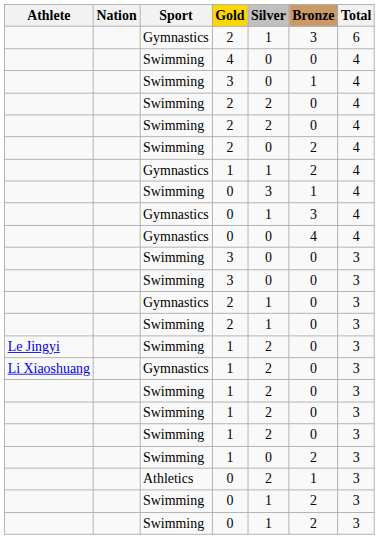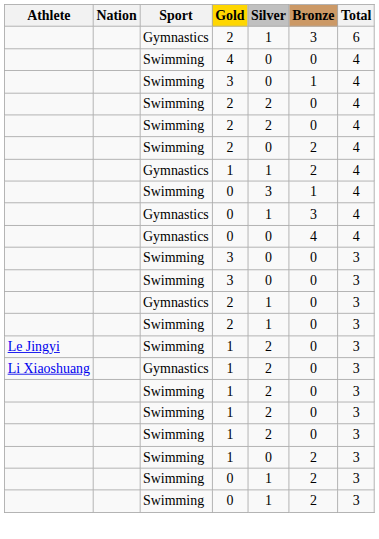- row: (168, 479)
